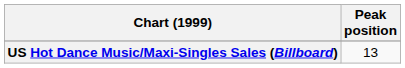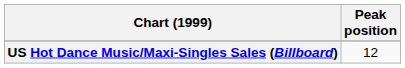(371, 52) 13 -> (371, 52) 12
